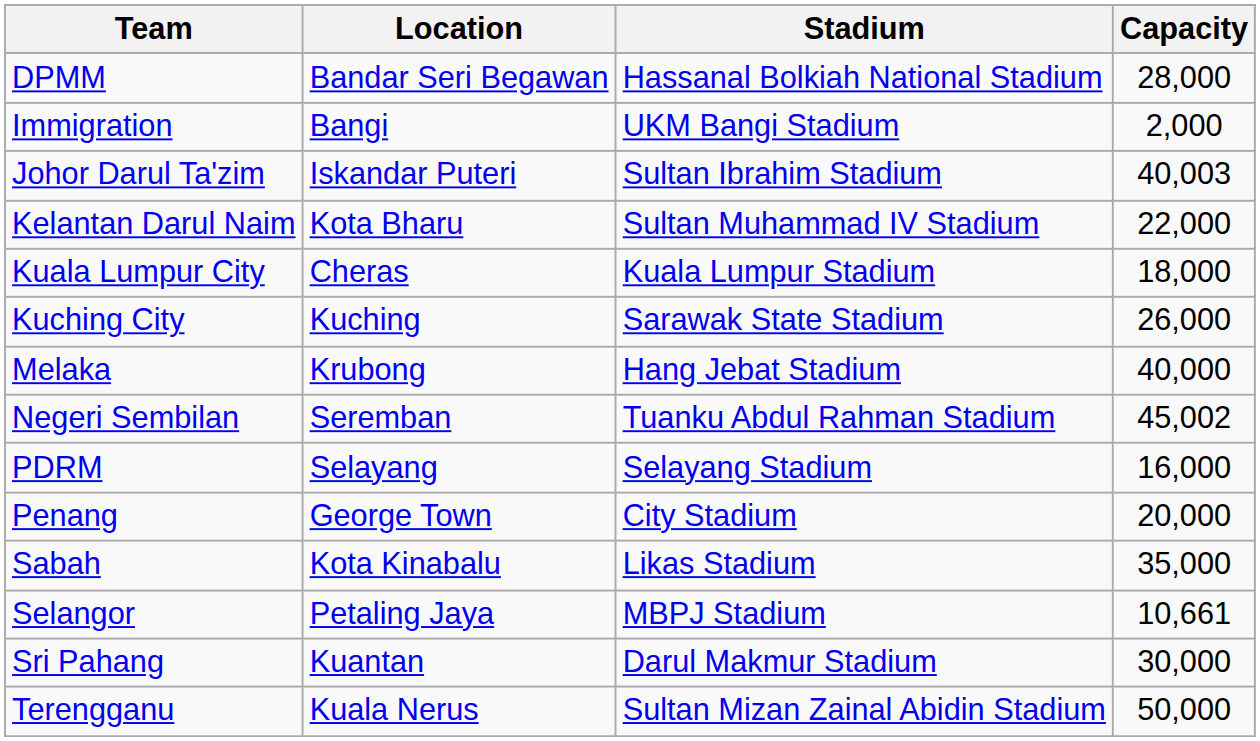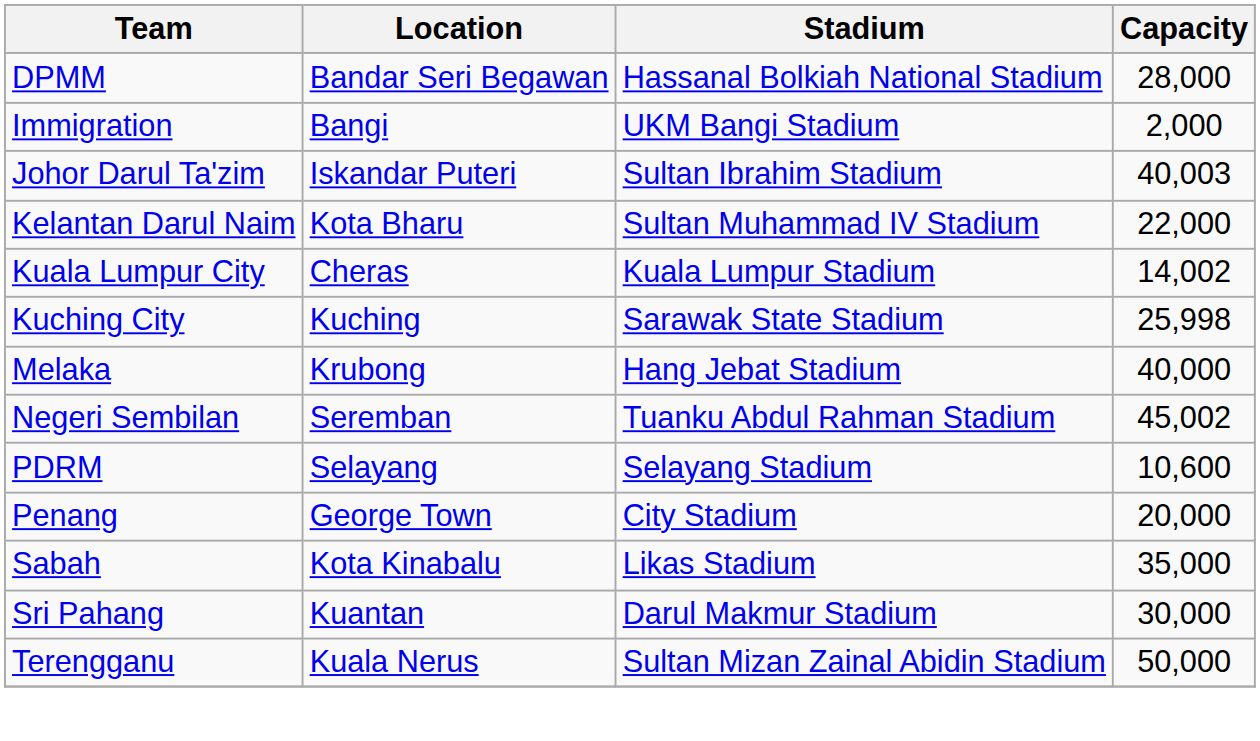(1184, 272) 18,000 -> (1184, 272) 14,002
(1184, 321) 26,000 -> (1184, 321) 25,998
(1184, 467) 16,000 -> (1184, 467) 10,600
- row: (74, 613)
